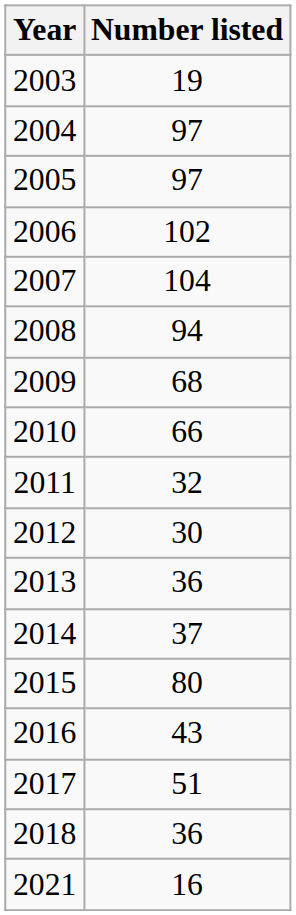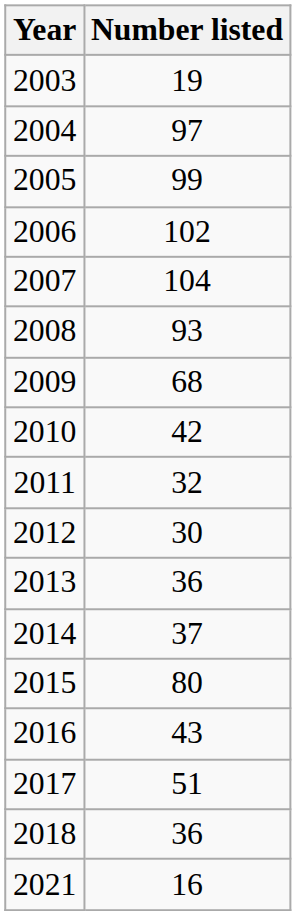(187, 180) 97 -> (187, 180) 99
(187, 331) 94 -> (187, 331) 93
(187, 431) 66 -> (187, 431) 42
